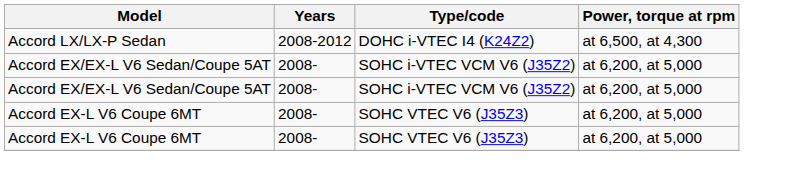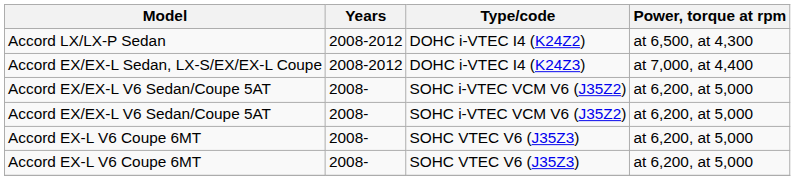+ row: (165, 65)
